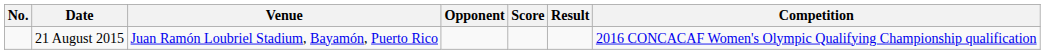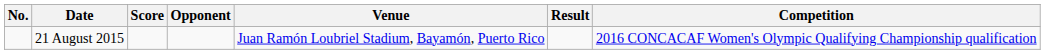columns swapped: (284, 15) <-> (528, 15)
